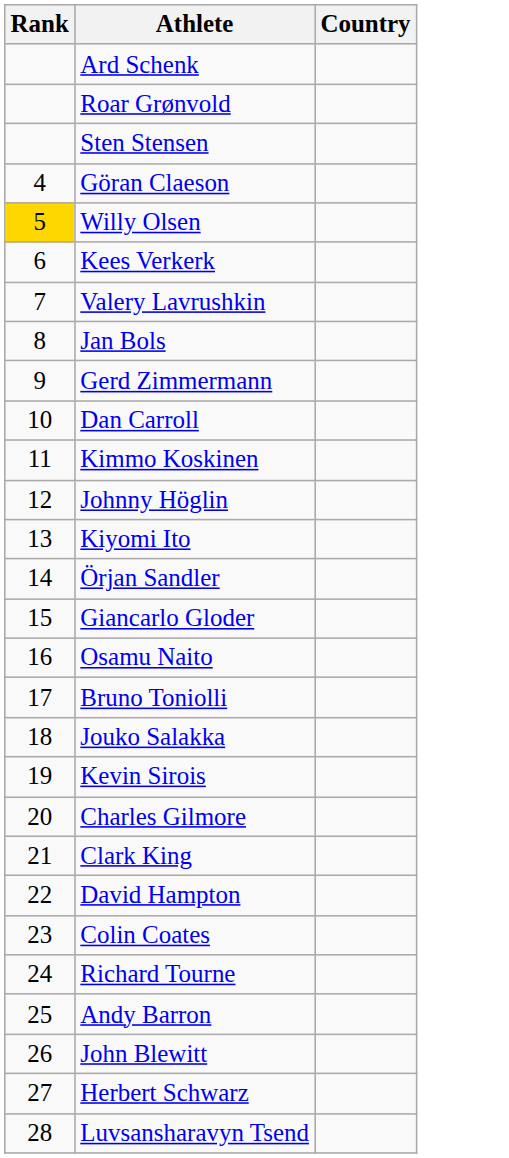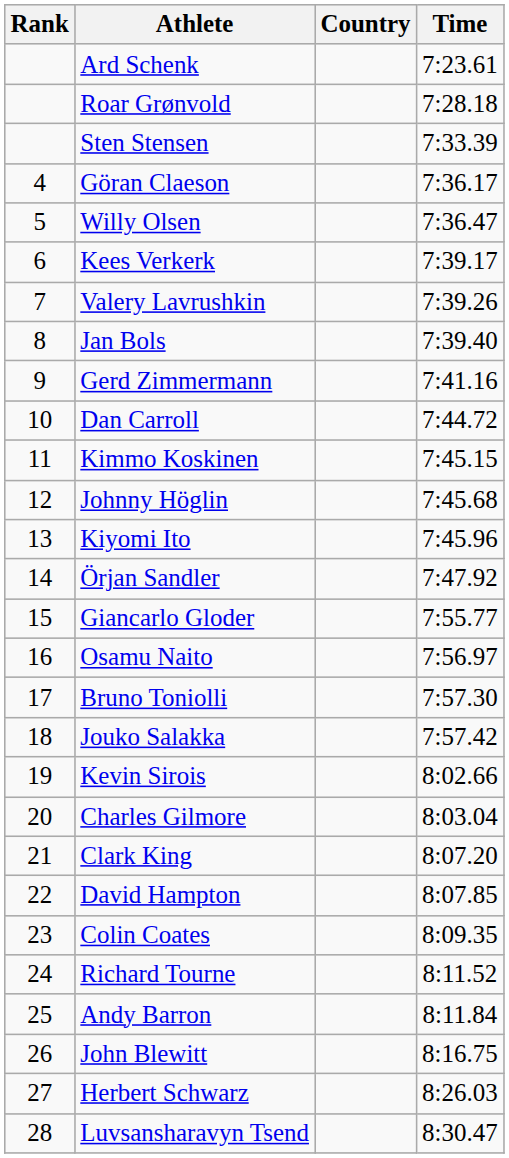+ column: (460, 24)
(40, 222) gold background -> (40, 222) no background
